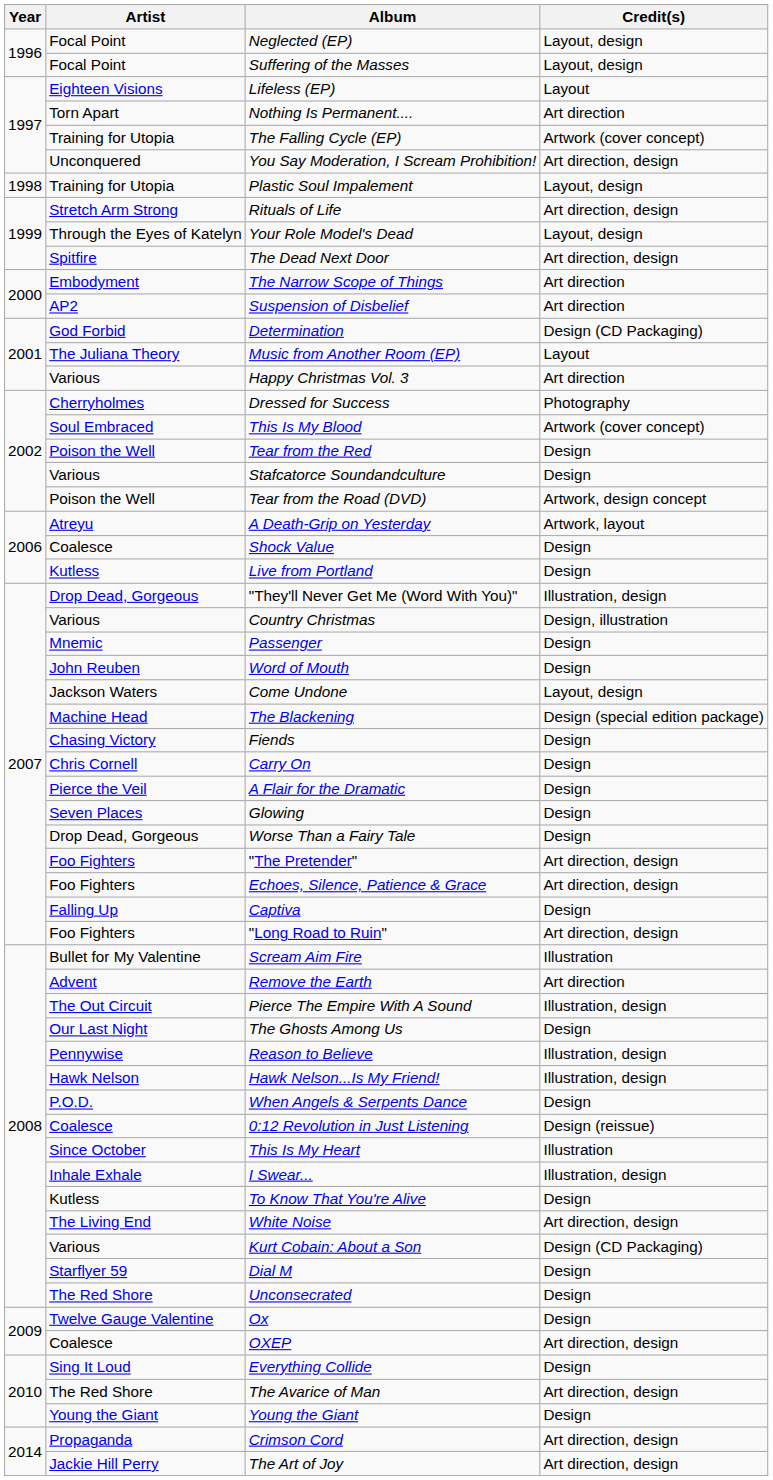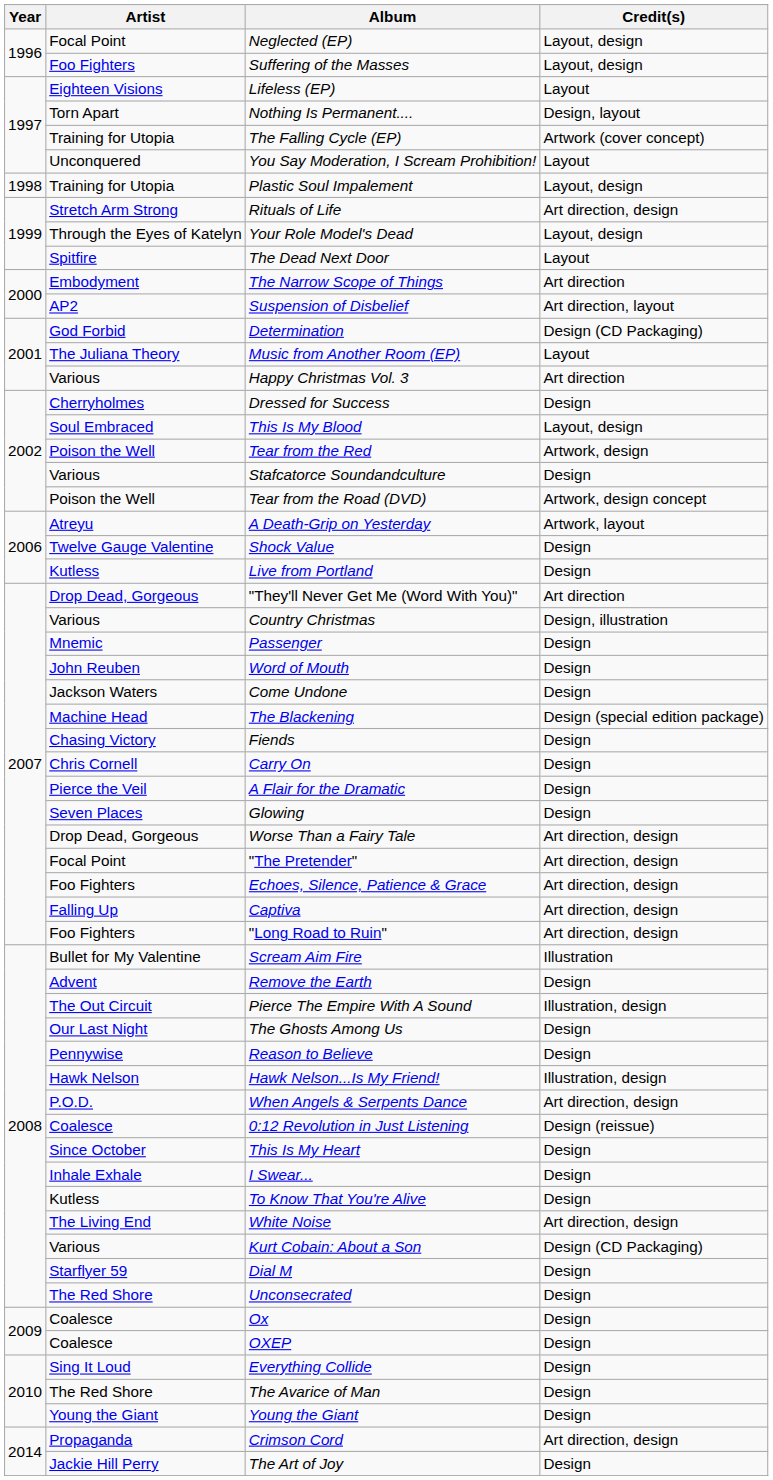(87, 65) Focal Point -> (92, 65) Foo Fighters
(584, 113) Art direction -> (592, 113) Design, layout
(611, 162) Art direction, design -> (566, 162) Layout
(611, 258) Art direction, design -> (566, 258) Layout
(584, 306) Art direction -> (609, 306) Art direction, layout
(587, 403) Photography -> (567, 403) Design
(624, 427) Artwork (cover concept) -> (593, 427) Layout, design
(567, 451) Design -> (596, 451) Artwork, design
(81, 548) Coalesce -> (131, 548) Twelve Gauge Valentine
(605, 596) Illustration, design -> (584, 596) Art direction
(593, 692) Layout, design -> (567, 692) Design
(567, 837) Design -> (611, 837) Art direction, design
(92, 861) Foo Fighters -> (87, 861) Focal Point
(567, 909) Design -> (611, 909) Art direction, design
(584, 982) Art direction -> (567, 982) Design
(605, 1054) Illustration, design -> (567, 1054) Design
(567, 1102) Design -> (611, 1102) Art direction, design
(578, 1150) Illustration -> (567, 1150) Design
(605, 1174) Illustration, design -> (567, 1174) Design
(131, 1319) Twelve Gauge Valentine -> (81, 1319) Coalesce
(611, 1343) Art direction, design -> (567, 1343) Design
(611, 1392) Art direction, design -> (567, 1392) Design
(611, 1464) Art direction, design -> (567, 1464) Design
